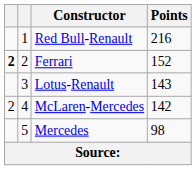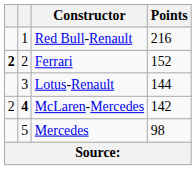(161, 84) 143 -> (161, 84) 144
(25, 107) normal -> (25, 107) bold
